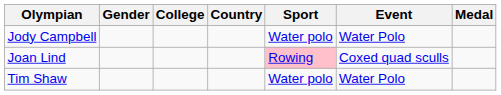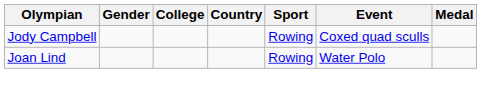(301, 36) Water polo -> (291, 36) Rowing
(372, 36) Water Polo -> (374, 36) Coxed quad sculls
(291, 57) pink background -> (291, 57) no background
(394, 57) Coxed quad sculls -> (352, 57) Water Polo
- row: (37, 79)
